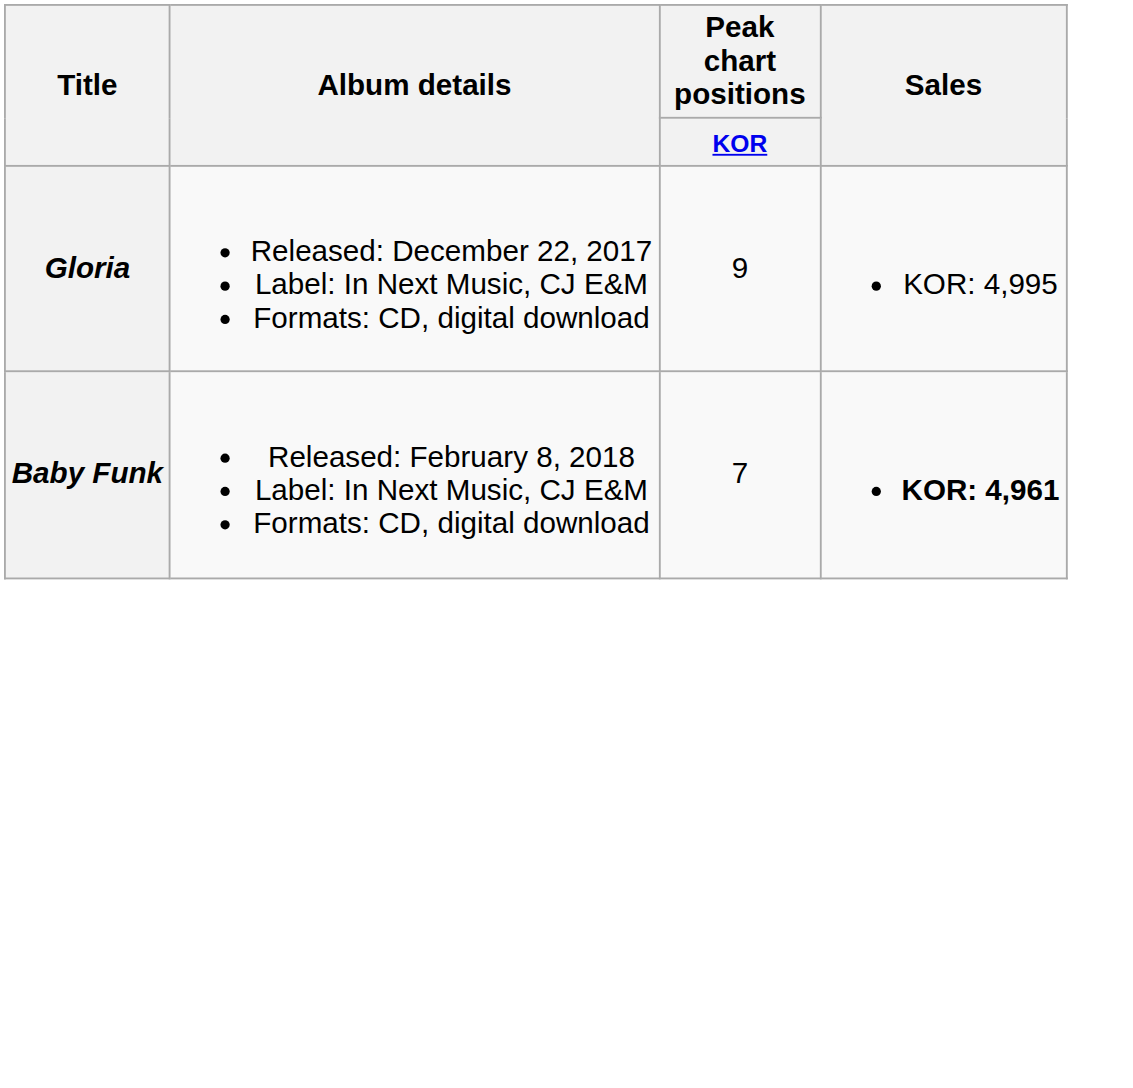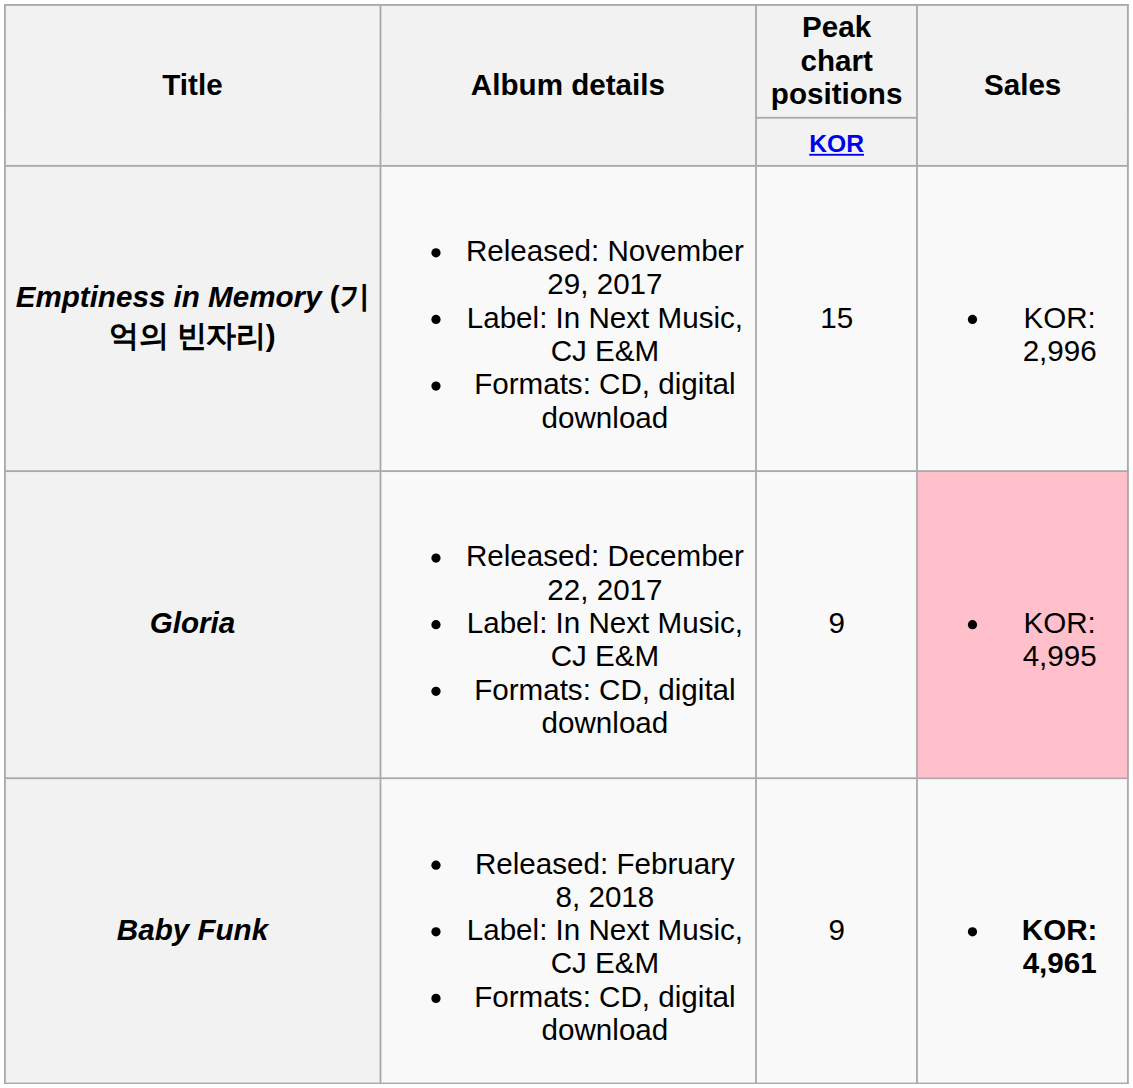+ row: (192, 317)
(943, 285) no background -> (1023, 641) pink background
(740, 474) 7 -> (837, 929) 9
